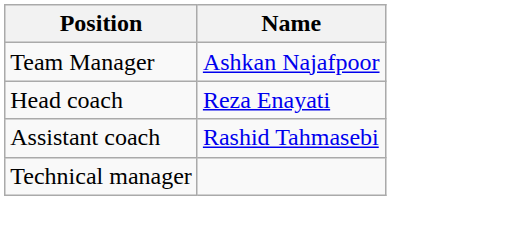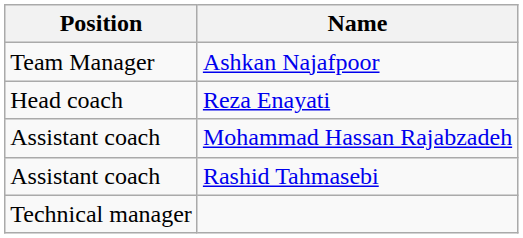+ row: (358, 137)
